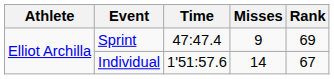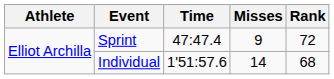(308, 40) 69 -> (308, 40) 72
(308, 63) 67 -> (308, 63) 68
